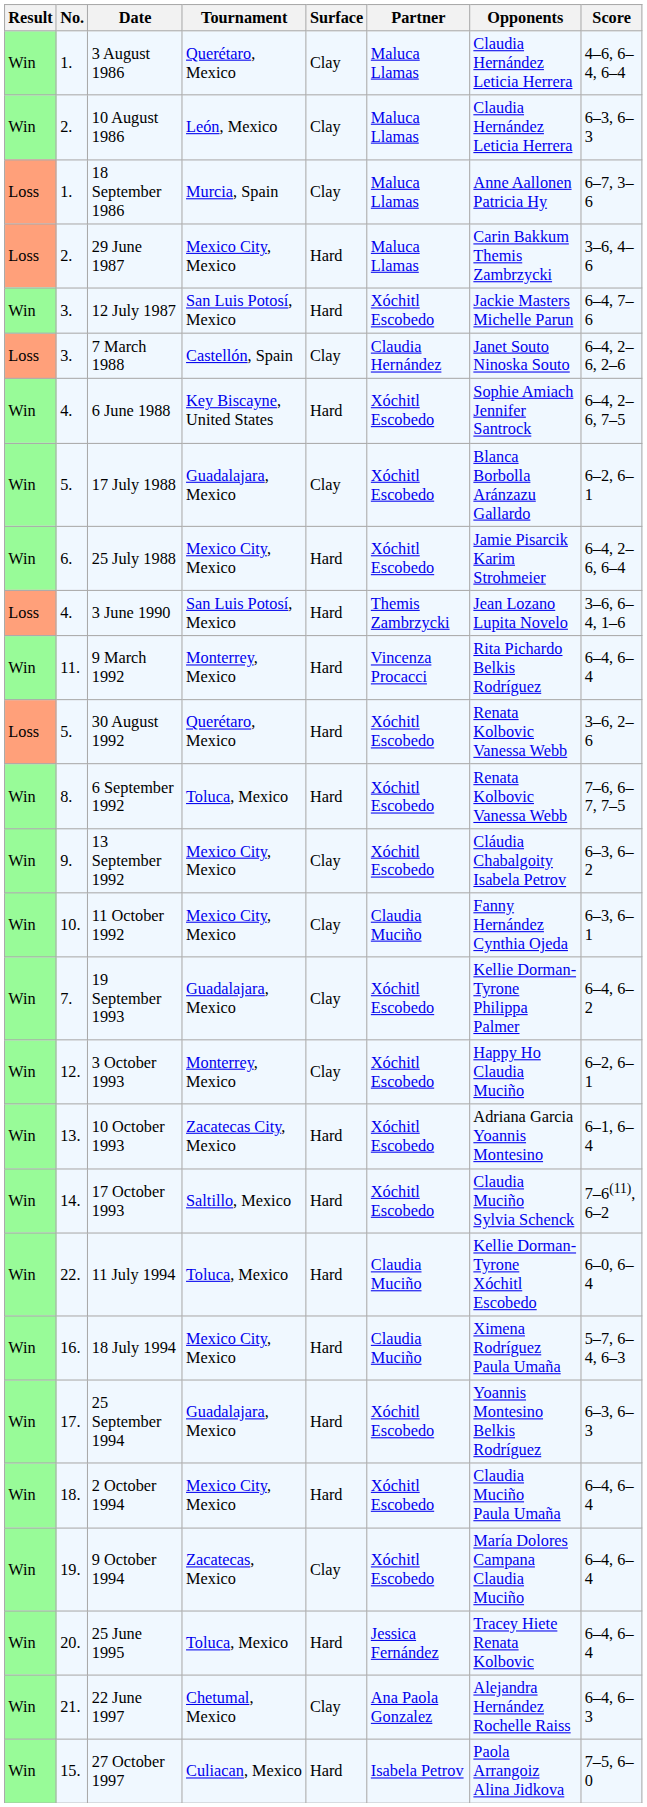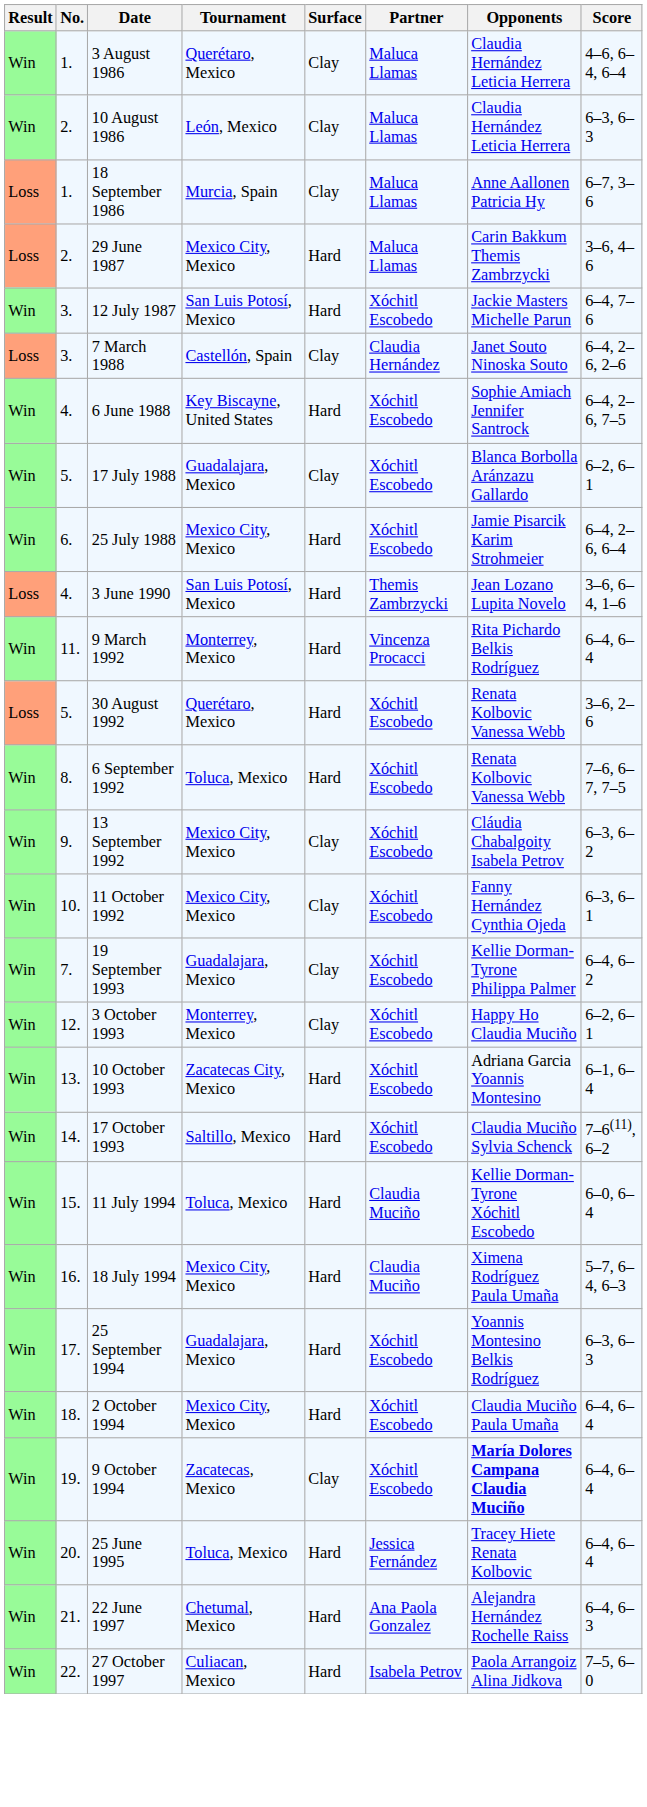(396, 924) Claudia Muciño -> (401, 905) Xóchitl Escobedo
(70, 1273) 22. -> (70, 1202) 15.
(521, 1568) normal -> (521, 1478) bold
(325, 1706) Clay -> (325, 1616) Hard
(70, 1770) 15. -> (70, 1671) 22.
